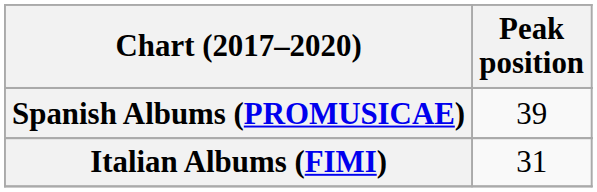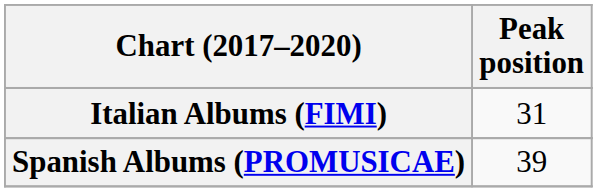rows swapped: (239, 161) <-> (239, 112)
